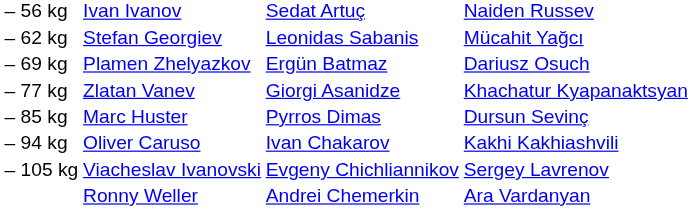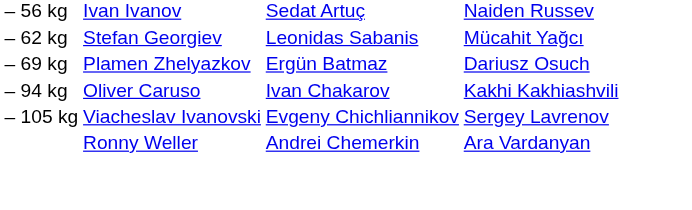- row: (36, 90)
- row: (36, 116)
